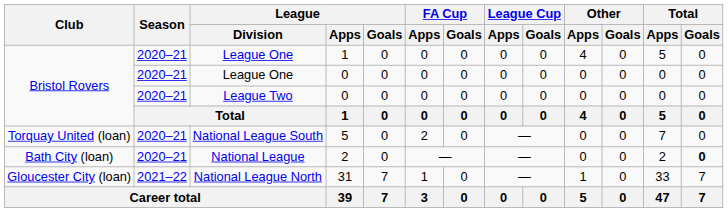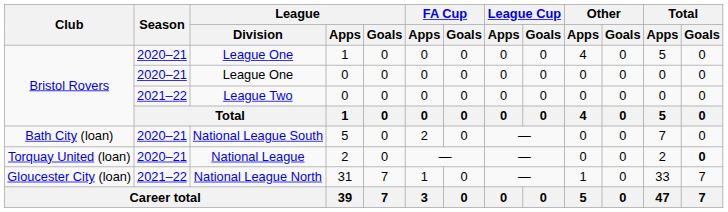(162, 95) 2020–21 -> (162, 95) 2021–22
(69, 136) Torquay United (loan) -> (69, 136) Bath City (loan)
(69, 156) Bath City (loan) -> (69, 156) Torquay United (loan)
